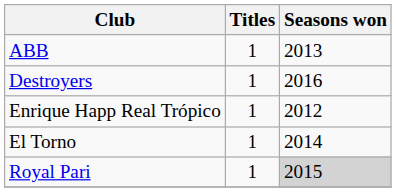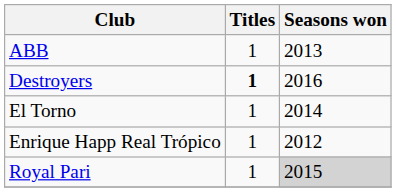(252, 80) normal -> (252, 80) bold
rows swapped: (115, 111) <-> (43, 141)
